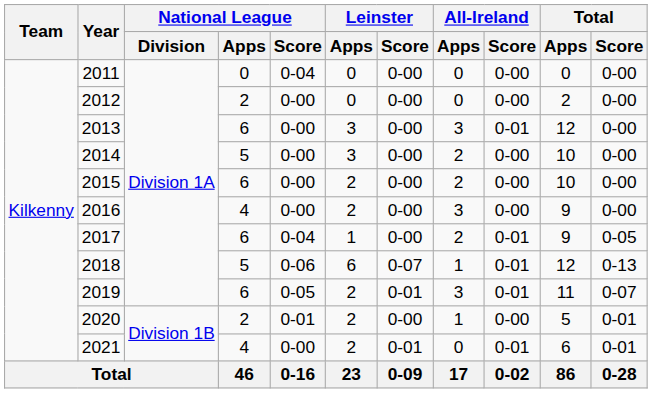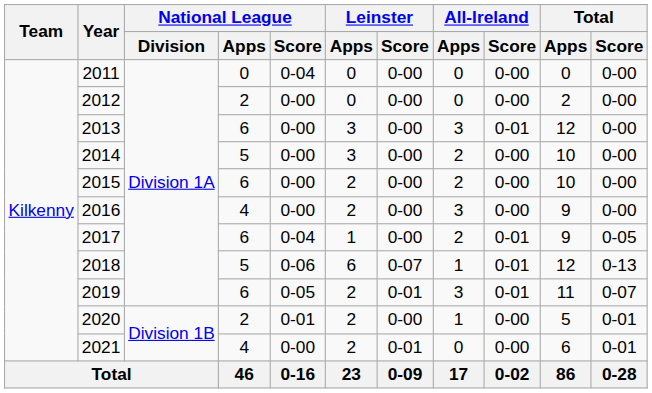(512, 347) 0-01 -> (512, 347) 0-00
